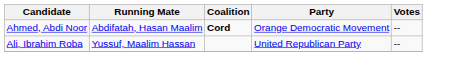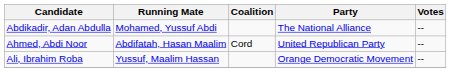+ row: (59, 28)
(219, 28) bold -> (242, 43) normal
(322, 28) Orange Democratic Movement -> (331, 43) United Republican Party
(308, 43) United Republican Party -> (345, 59) Orange Democratic Movement
